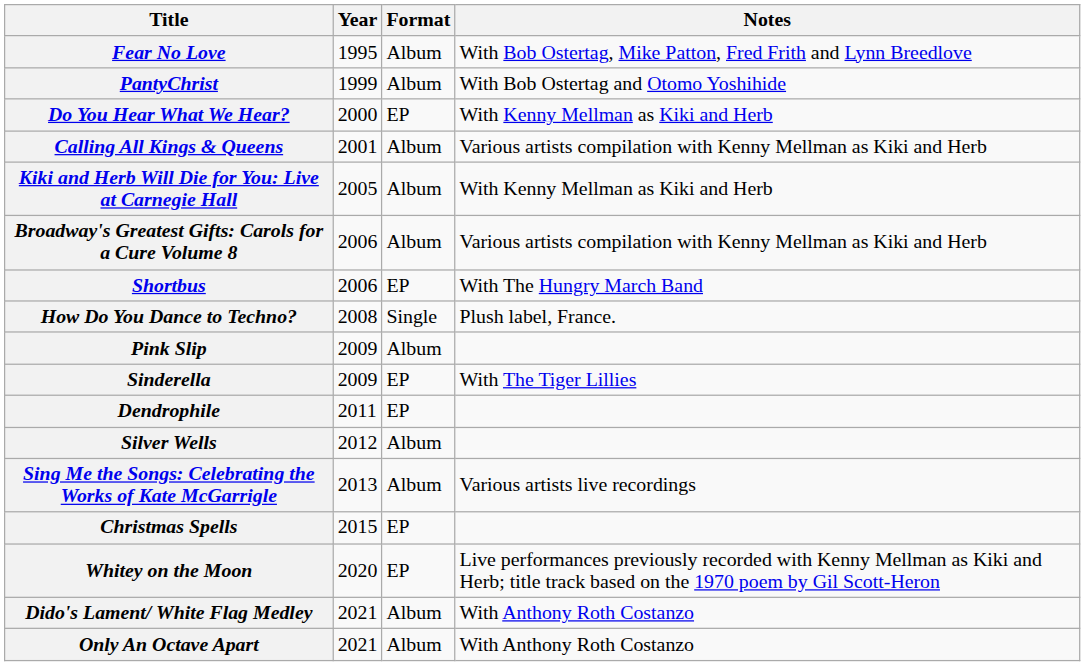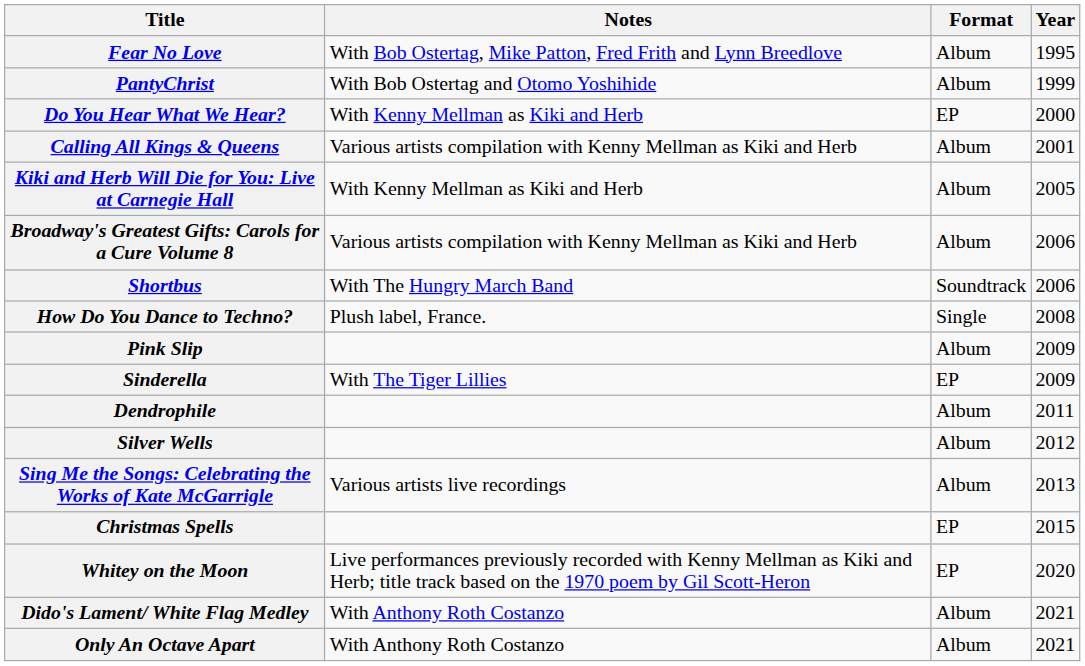columns swapped: (357, 20) <-> (767, 20)
(398, 285) EP -> (981, 285) Soundtrack
(398, 410) EP -> (963, 410) Album
